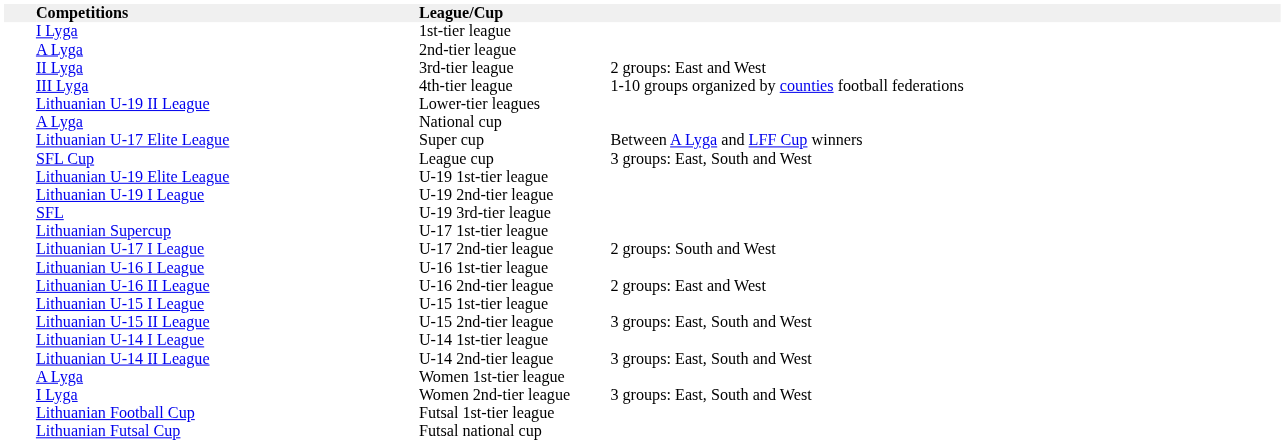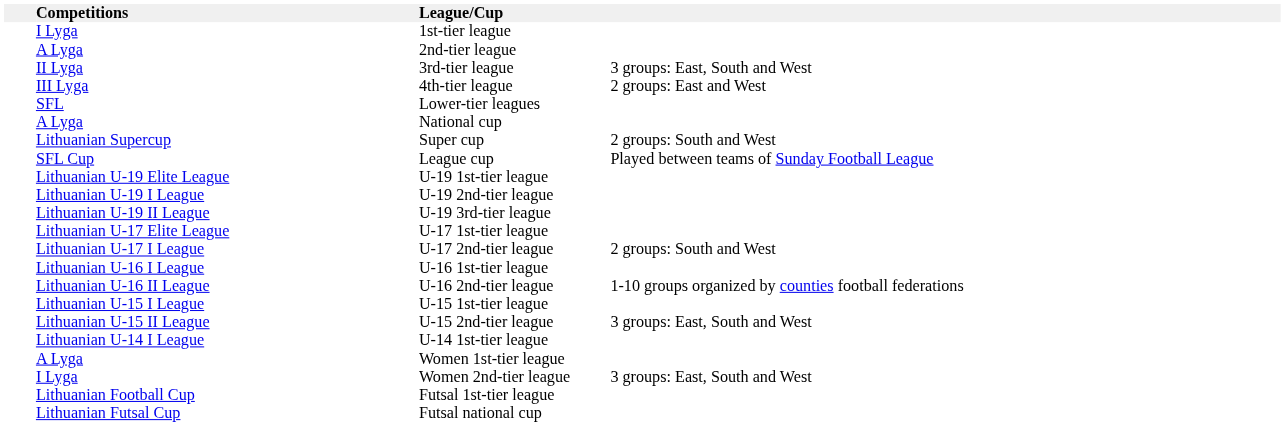(688, 67) 2 groups: East and West -> (711, 67) 3 groups: East, South and West
(787, 85) 1-10 groups organized by counties football federations -> (688, 85) 2 groups: East and West
(123, 103) Lithuanian U-19 II League -> (50, 103) SFL
(133, 140) Lithuanian U-17 Elite League -> (103, 140) Lithuanian Supercup
(737, 140) Between A Lyga and LFF Cup winners -> (693, 140) 2 groups: South and West
(711, 158) 3 groups: East, South and West -> (772, 158) Played between teams of Sunday Football League
(50, 213) SFL -> (123, 213) Lithuanian U-19 II League
(103, 231) Lithuanian Supercup -> (133, 231) Lithuanian U-17 Elite League
(688, 285) 2 groups: East and West -> (787, 285) 1-10 groups organized by counties football federations
- row: (486, 358)
